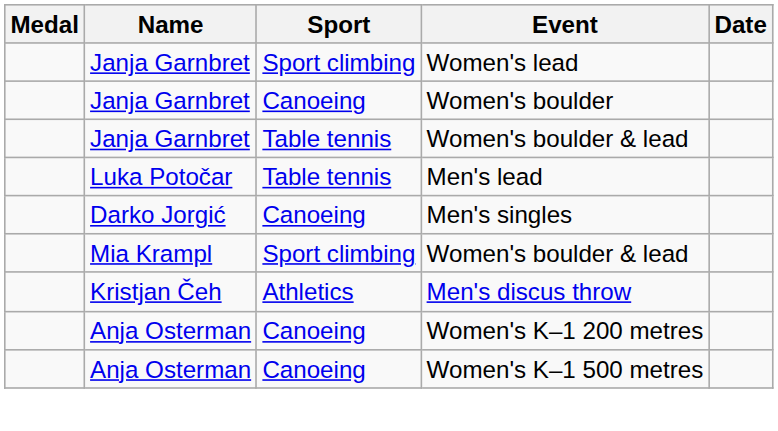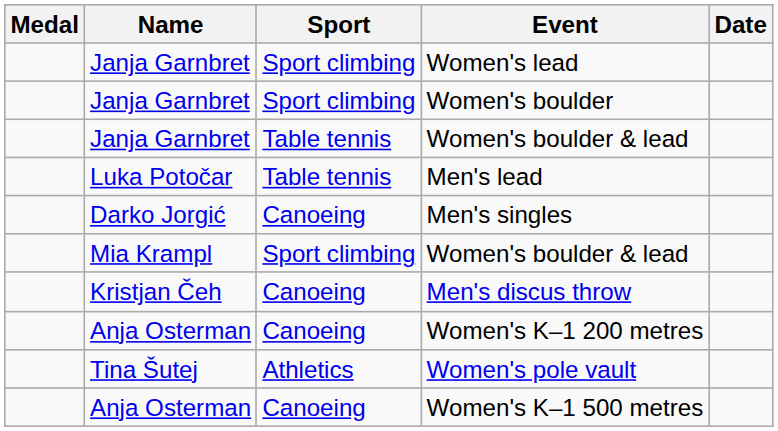(314, 101) Canoeing -> (339, 101) Sport climbing
(308, 292) Athletics -> (314, 292) Canoeing
+ row: (144, 368)
